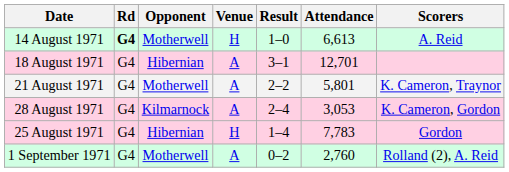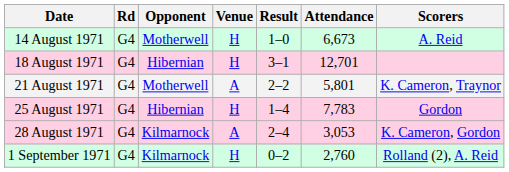(126, 39) bold -> (126, 39) normal
(339, 39) 6,613 -> (339, 39) 6,673
(234, 62) A -> (234, 62) H
rows swapped: (59, 132) <-> (59, 109)
(175, 156) Motherwell -> (175, 156) Kilmarnock
(234, 156) A -> (234, 156) H
